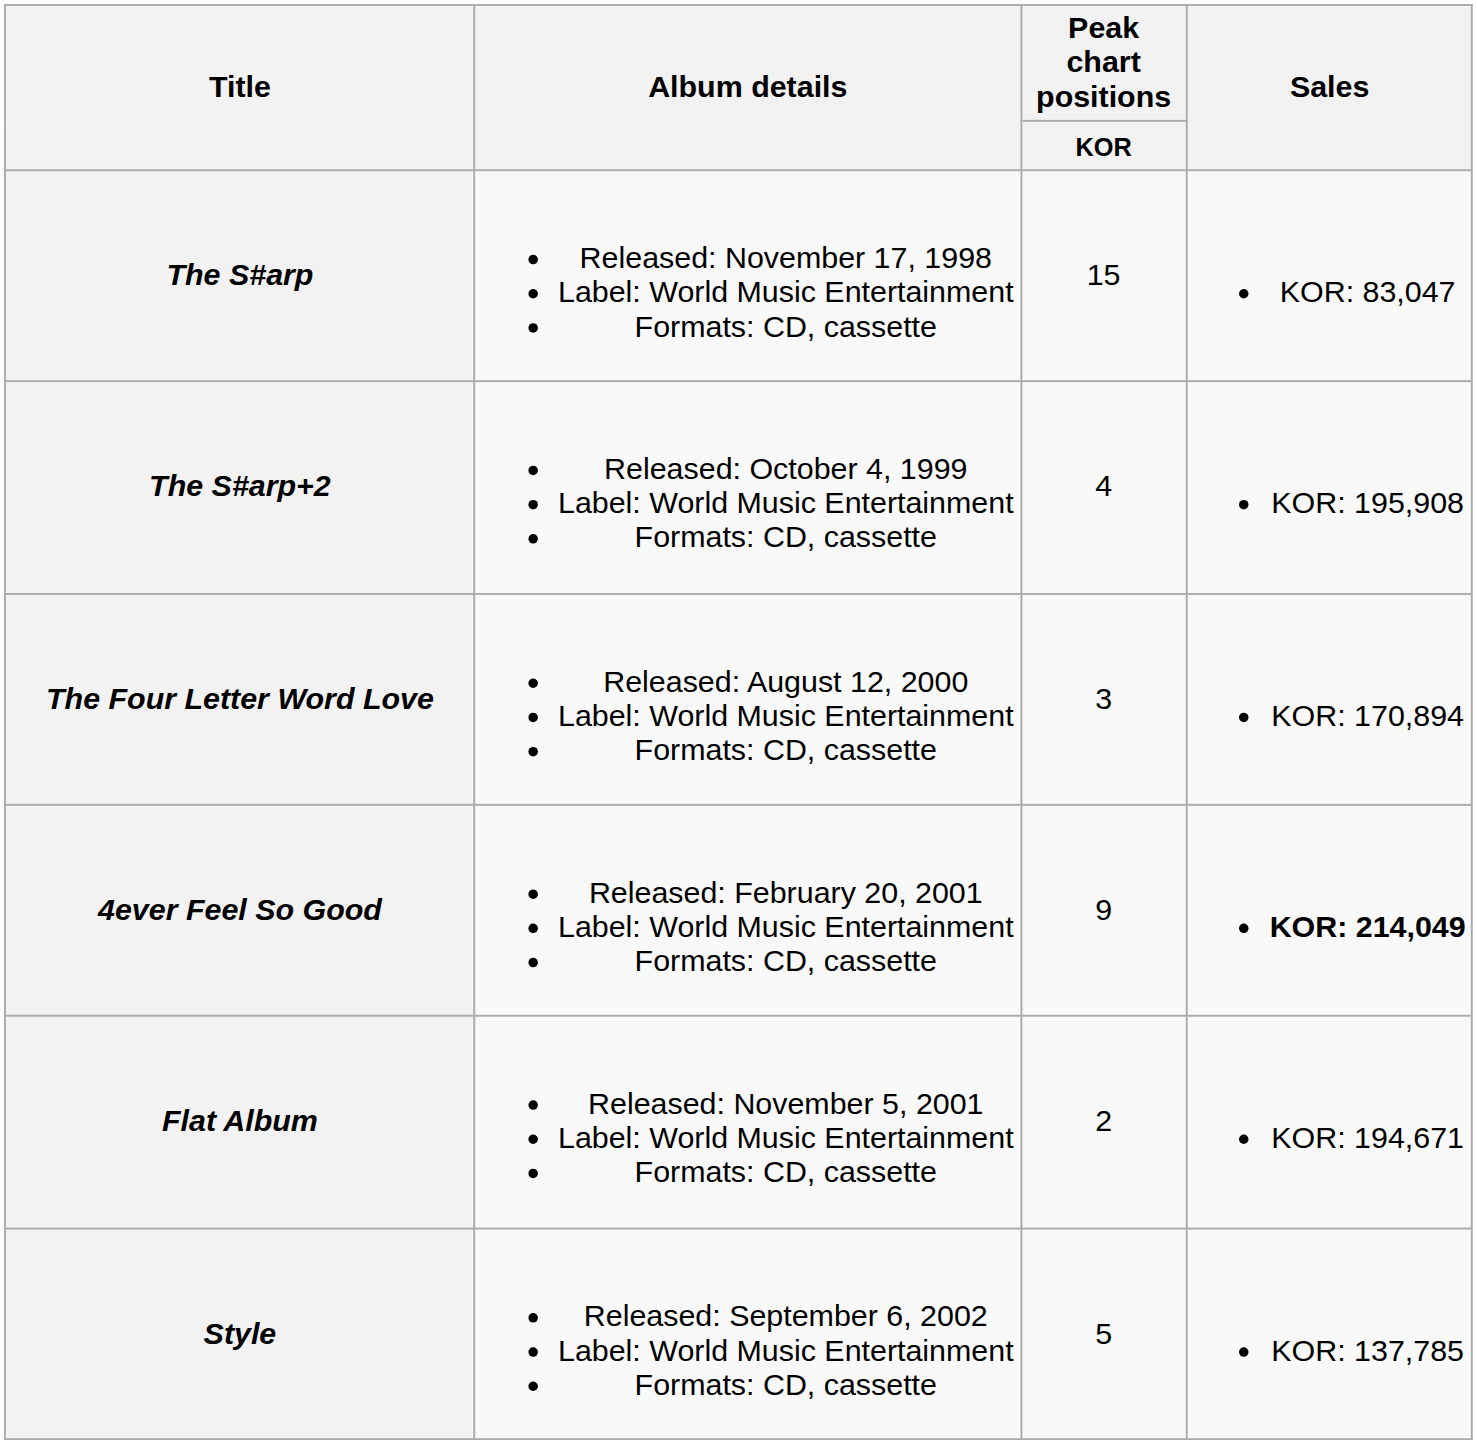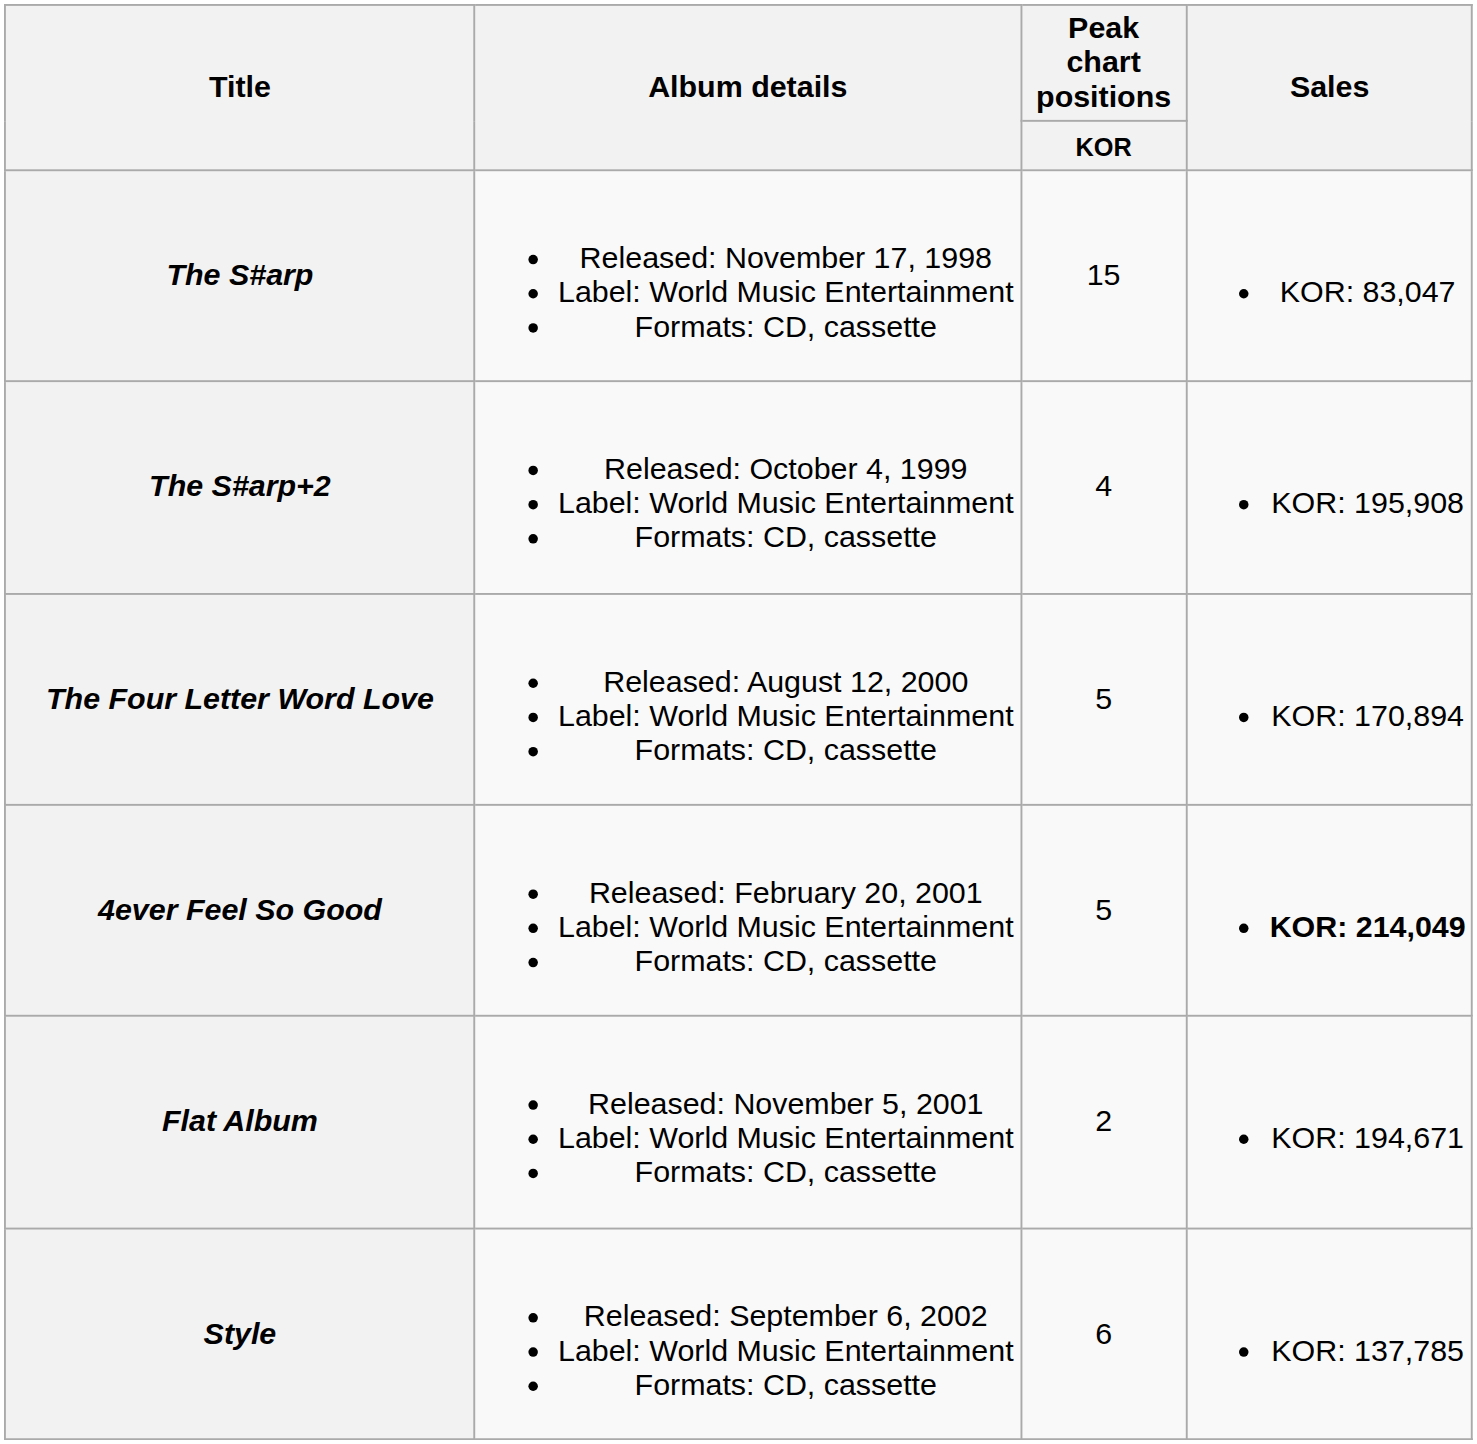(1104, 698) 3 -> (1104, 698) 5
(1104, 909) 9 -> (1104, 909) 5
(1104, 1333) 5 -> (1104, 1333) 6
